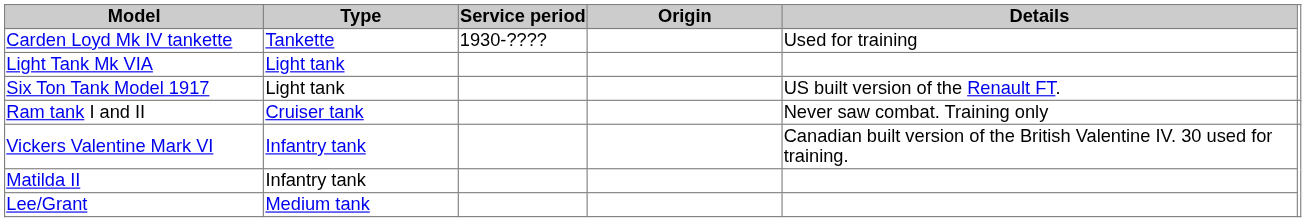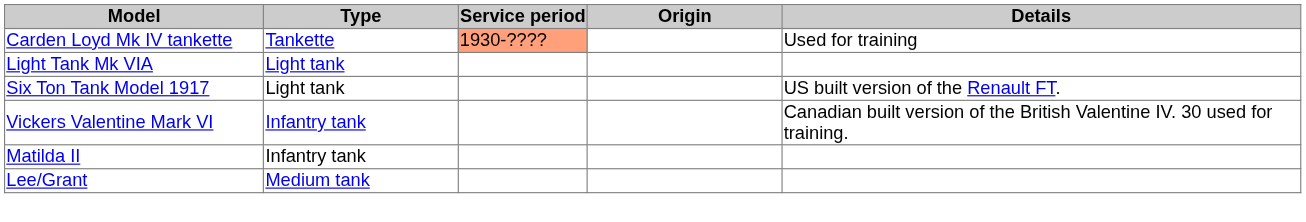(503, 40) no background -> (503, 40) lightsalmon background
- row: (76, 112)
